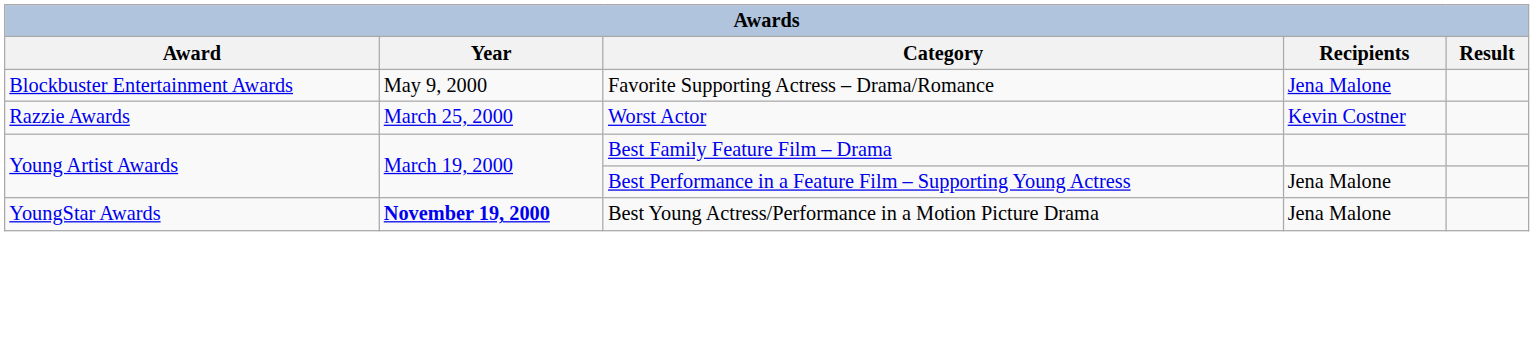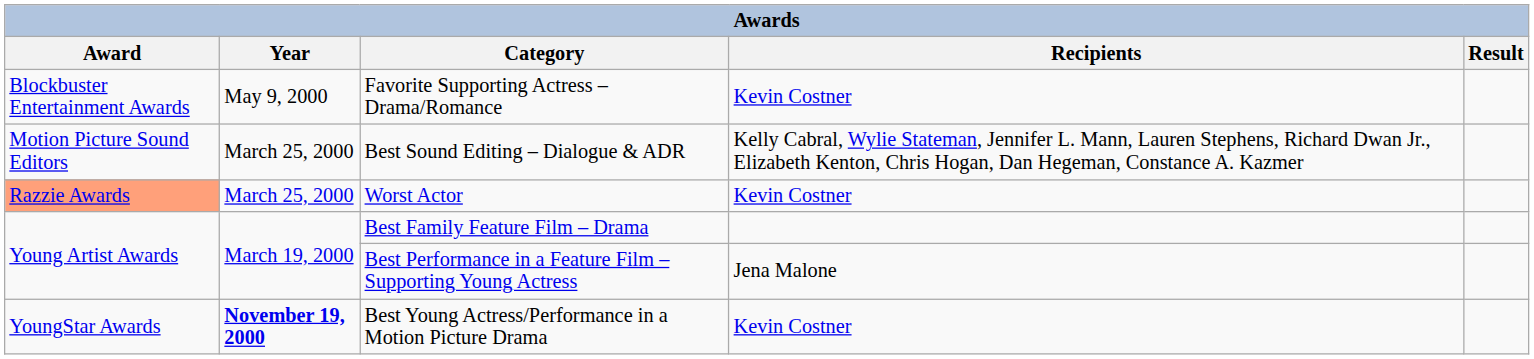(1339, 85) Jena Malone -> (793, 96) Kevin Costner
+ row: (525, 151)
(70, 117) no background -> (70, 195) lightsalmon background
(1339, 213) Jena Malone -> (793, 326) Kevin Costner
